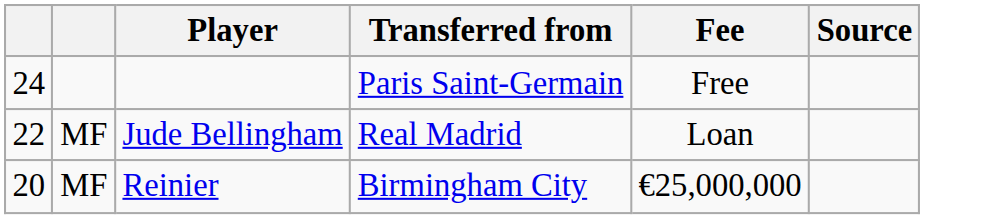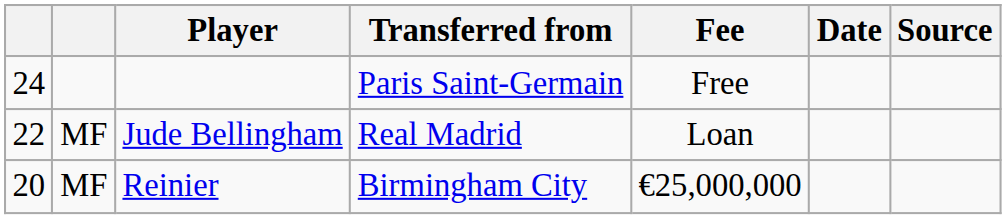+ column: (849, 30)
